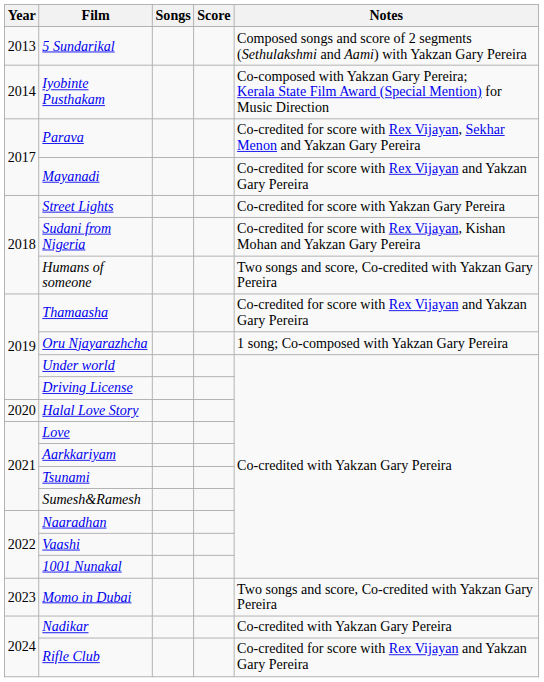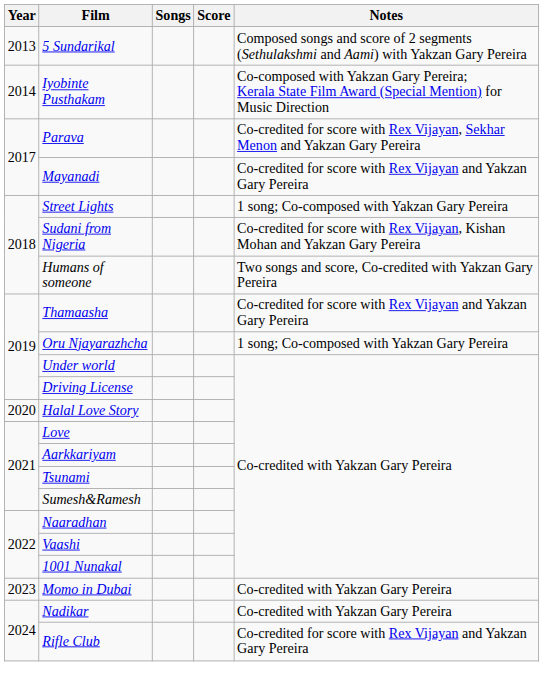(371, 206) Co-credited for score with Yakzan Gary Pereira -> (373, 206) 1 song; Co-composed with Yakzan Gary Pereira
(385, 596) Two songs and score, Co-credited with Yakzan Gary Pereira -> (344, 588) Co-credited with Yakzan Gary Pereira
